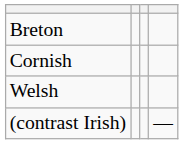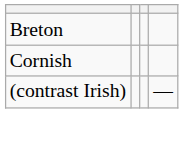- row: (34, 91)
